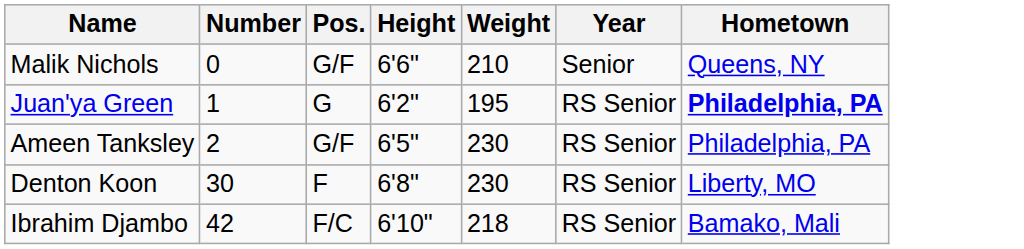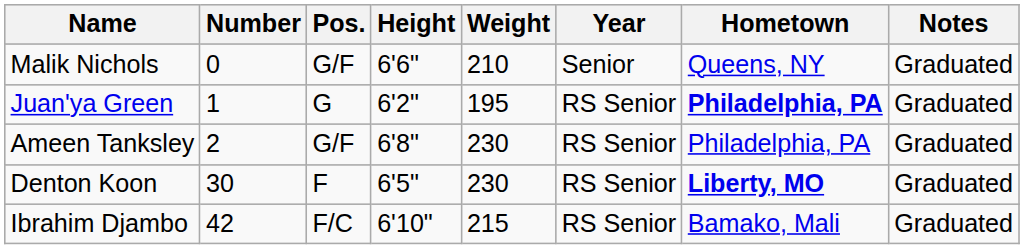+ column: (954, 24)
(398, 143) 6'5" -> (398, 143) 6'8"
(398, 183) 6'8" -> (398, 183) 6'5"
(752, 183) normal -> (756, 183) bold
(488, 223) 218 -> (488, 223) 215
